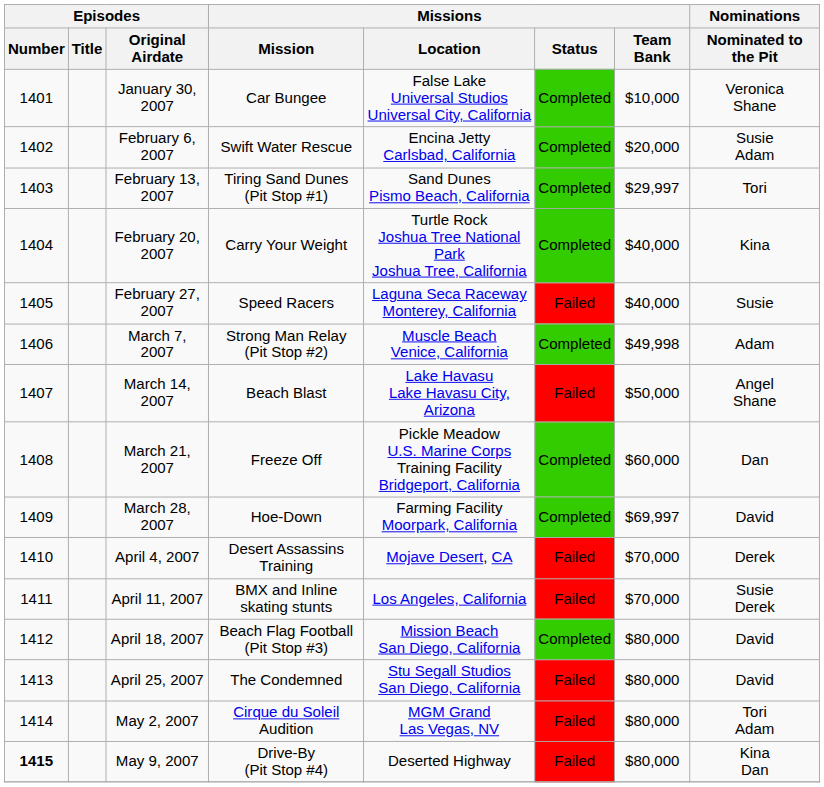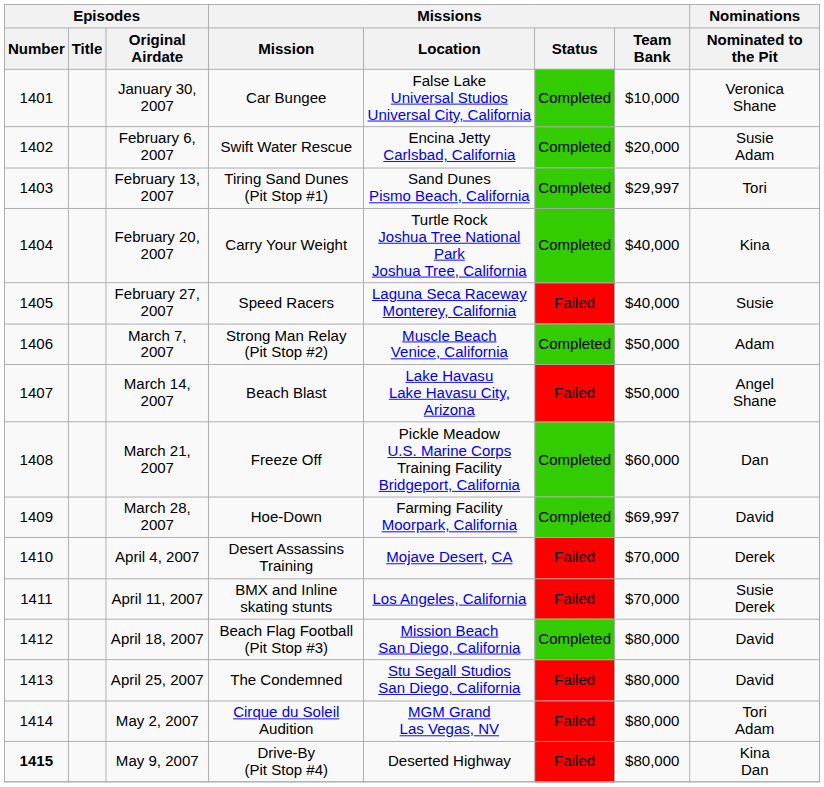(652, 344) $49,998 -> (652, 344) $50,000
